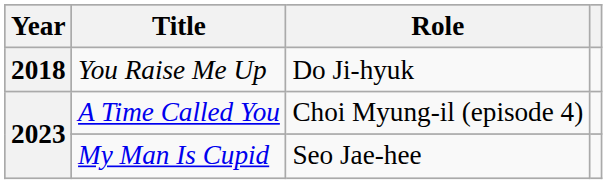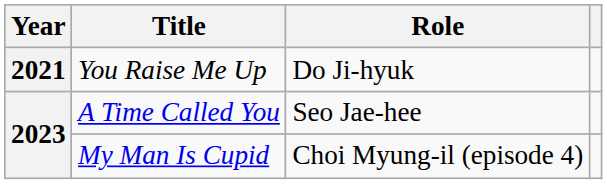(38, 69) 2018 -> (38, 69) 2021
(438, 112) Choi Myung-il (episode 4) -> (357, 112) Seo Jae-hee
(357, 155) Seo Jae-hee -> (438, 155) Choi Myung-il (episode 4)
